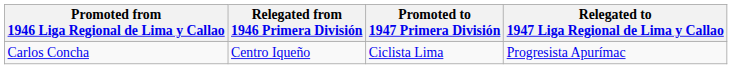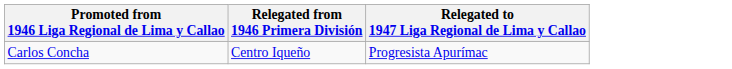- column: (435, 23)
